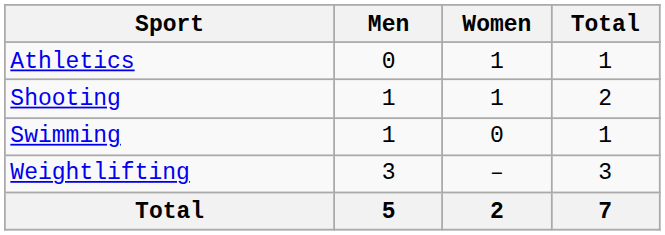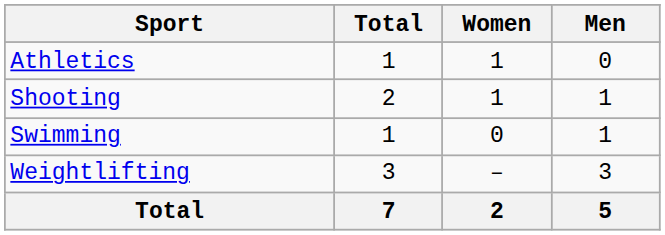columns swapped: (389, 24) <-> (605, 24)
